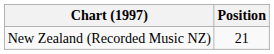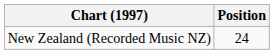(242, 37) 21 -> (242, 37) 24
